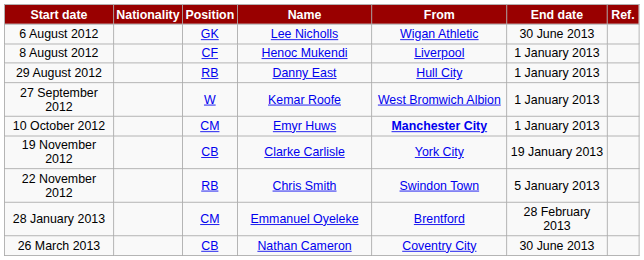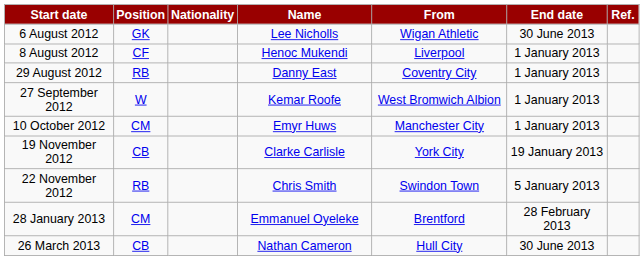columns swapped: (210, 15) <-> (148, 15)
(439, 73) Hull City -> (439, 73) Coventry City
(439, 126) bold -> (439, 126) normal
(439, 246) Coventry City -> (439, 246) Hull City
